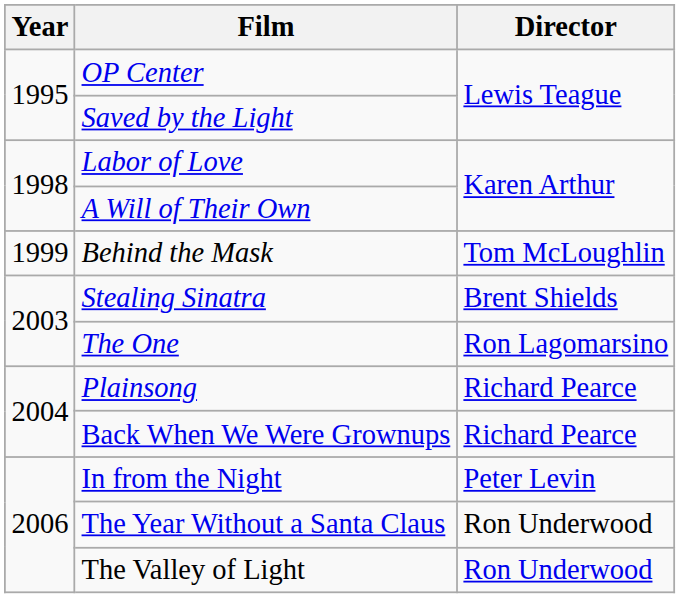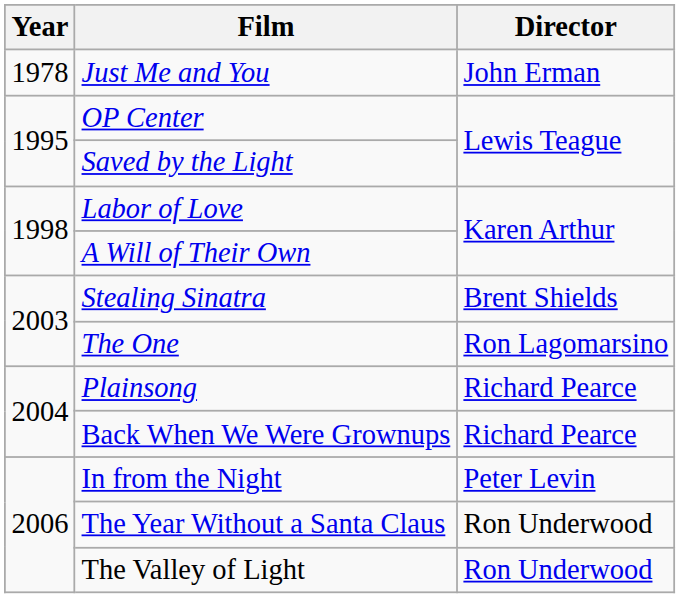+ row: (176, 72)
- row: (177, 252)
